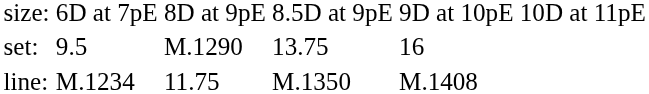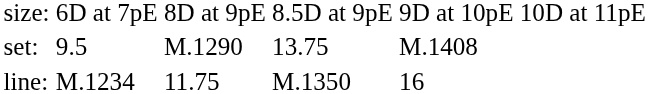(412, 47) 16 -> (439, 47) M.1408
(439, 81) M.1408 -> (412, 81) 16
